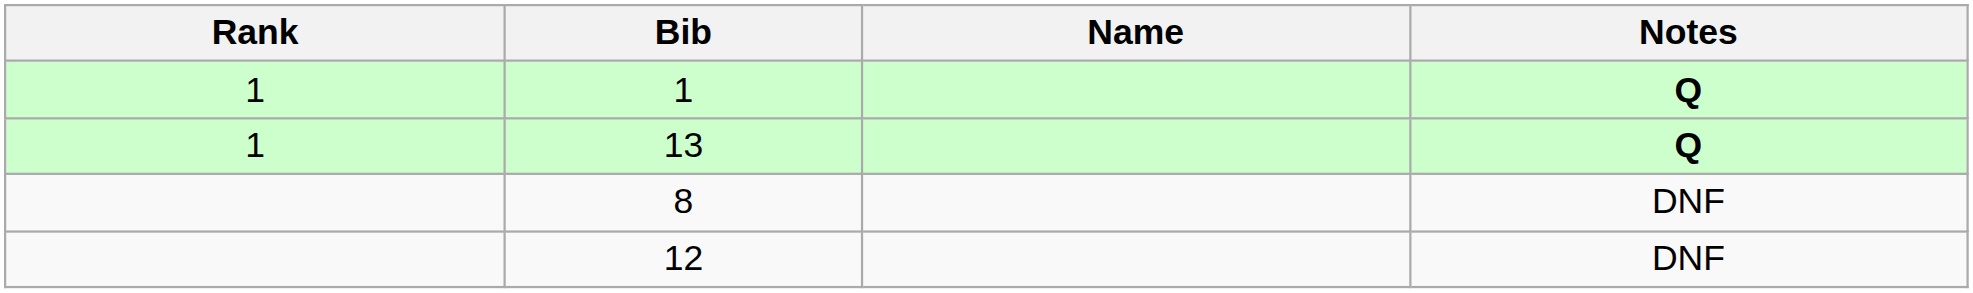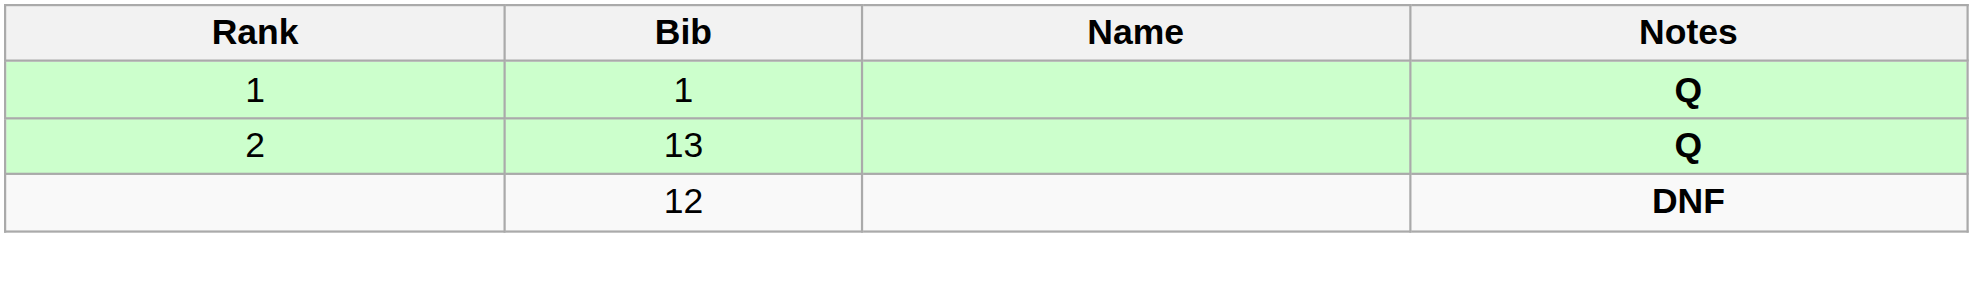(255, 145) 1 -> (255, 145) 2
- row: (683, 201)
(1688, 257) normal -> (1688, 201) bold
